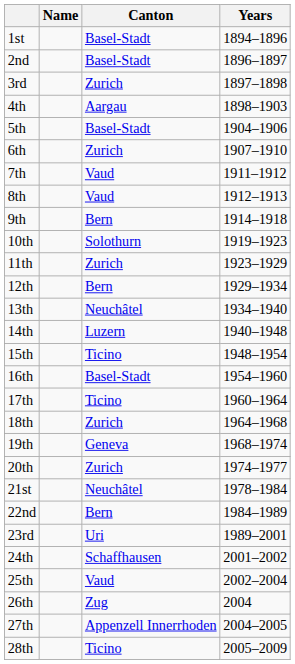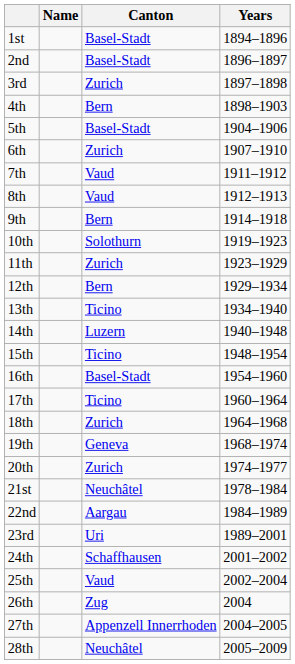(106, 106) Aargau -> (99, 106) Bern
(114, 309) Neuchâtel -> (103, 309) Ticino
(99, 512) Bern -> (106, 512) Aargau
(103, 648) Ticino -> (114, 648) Neuchâtel
